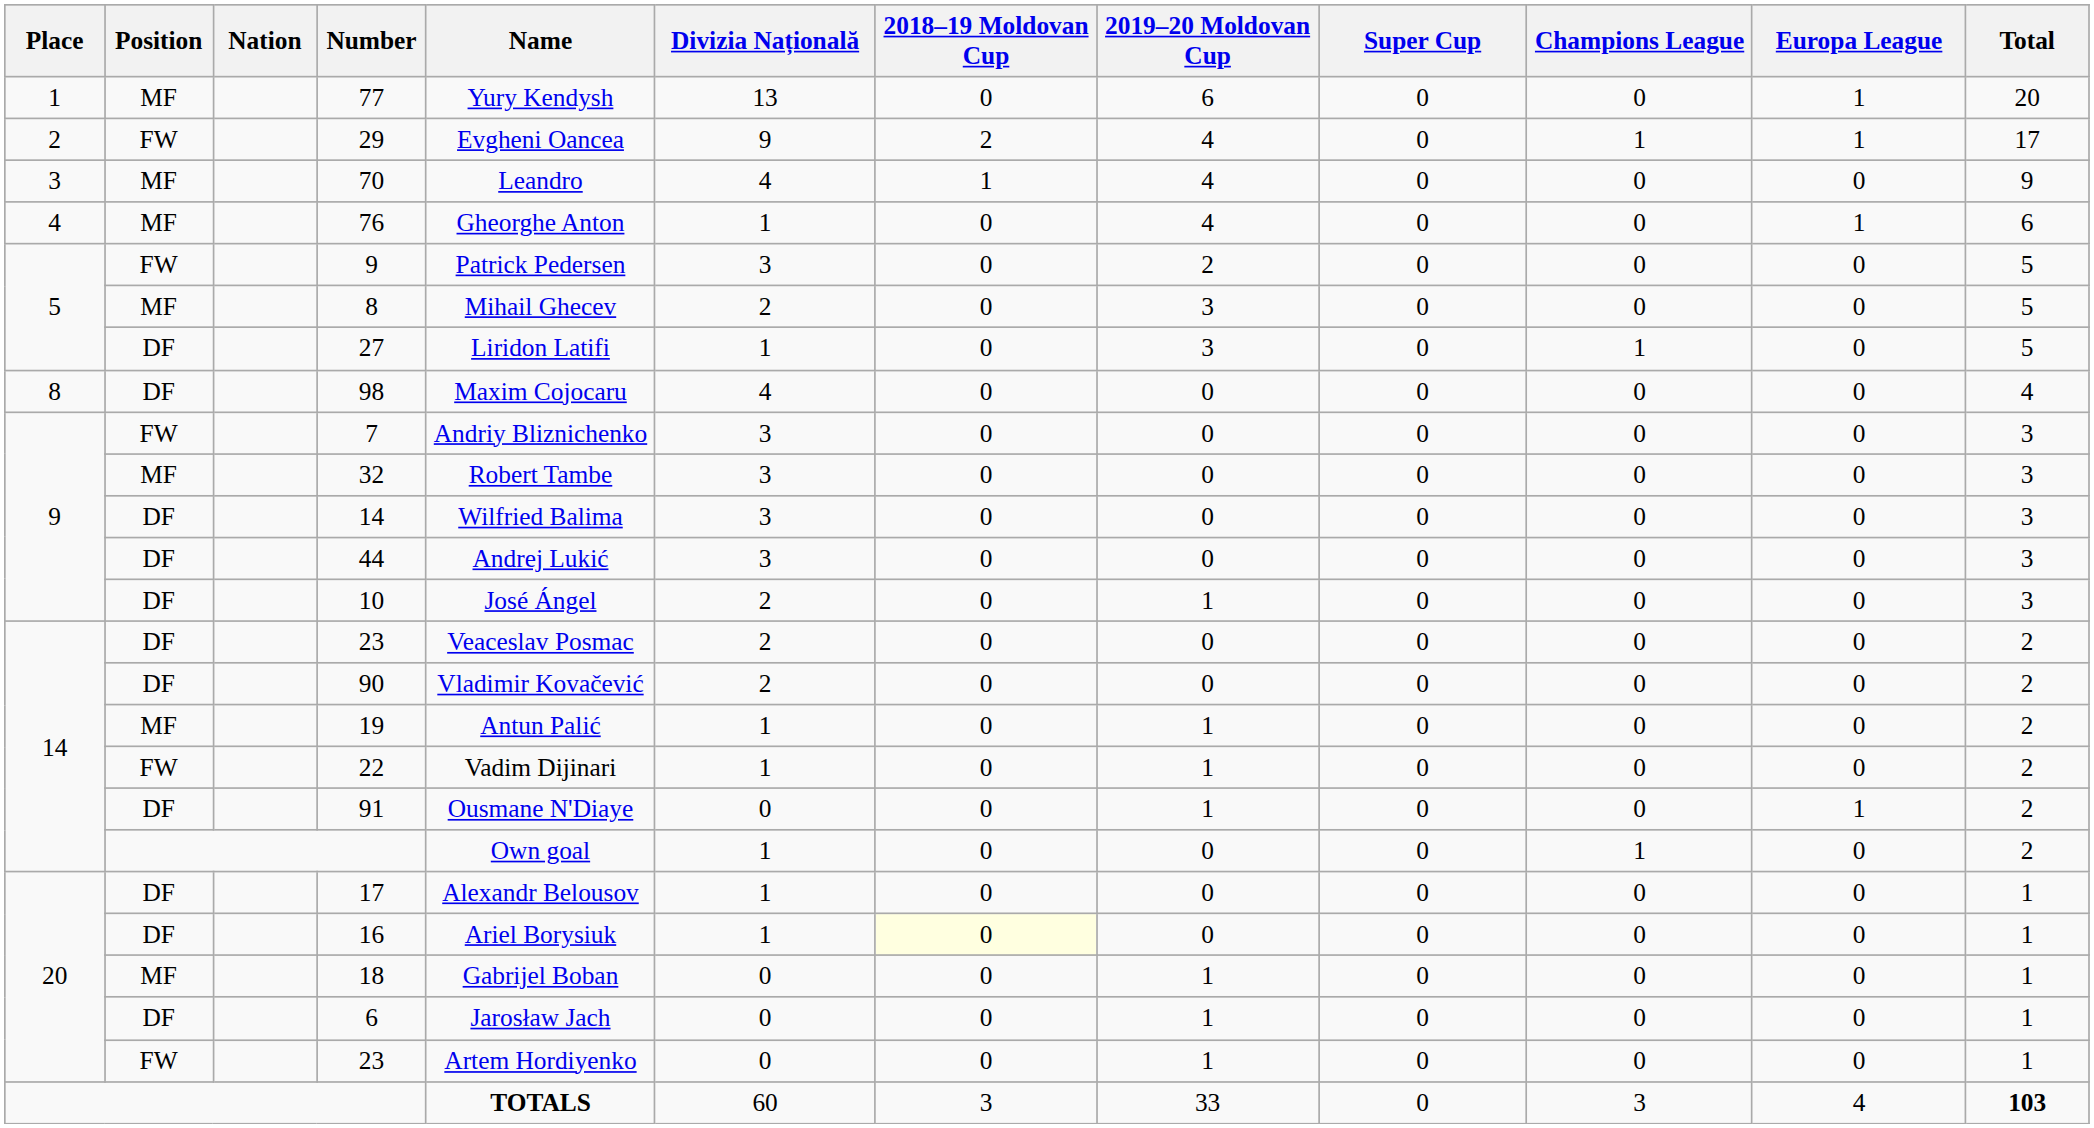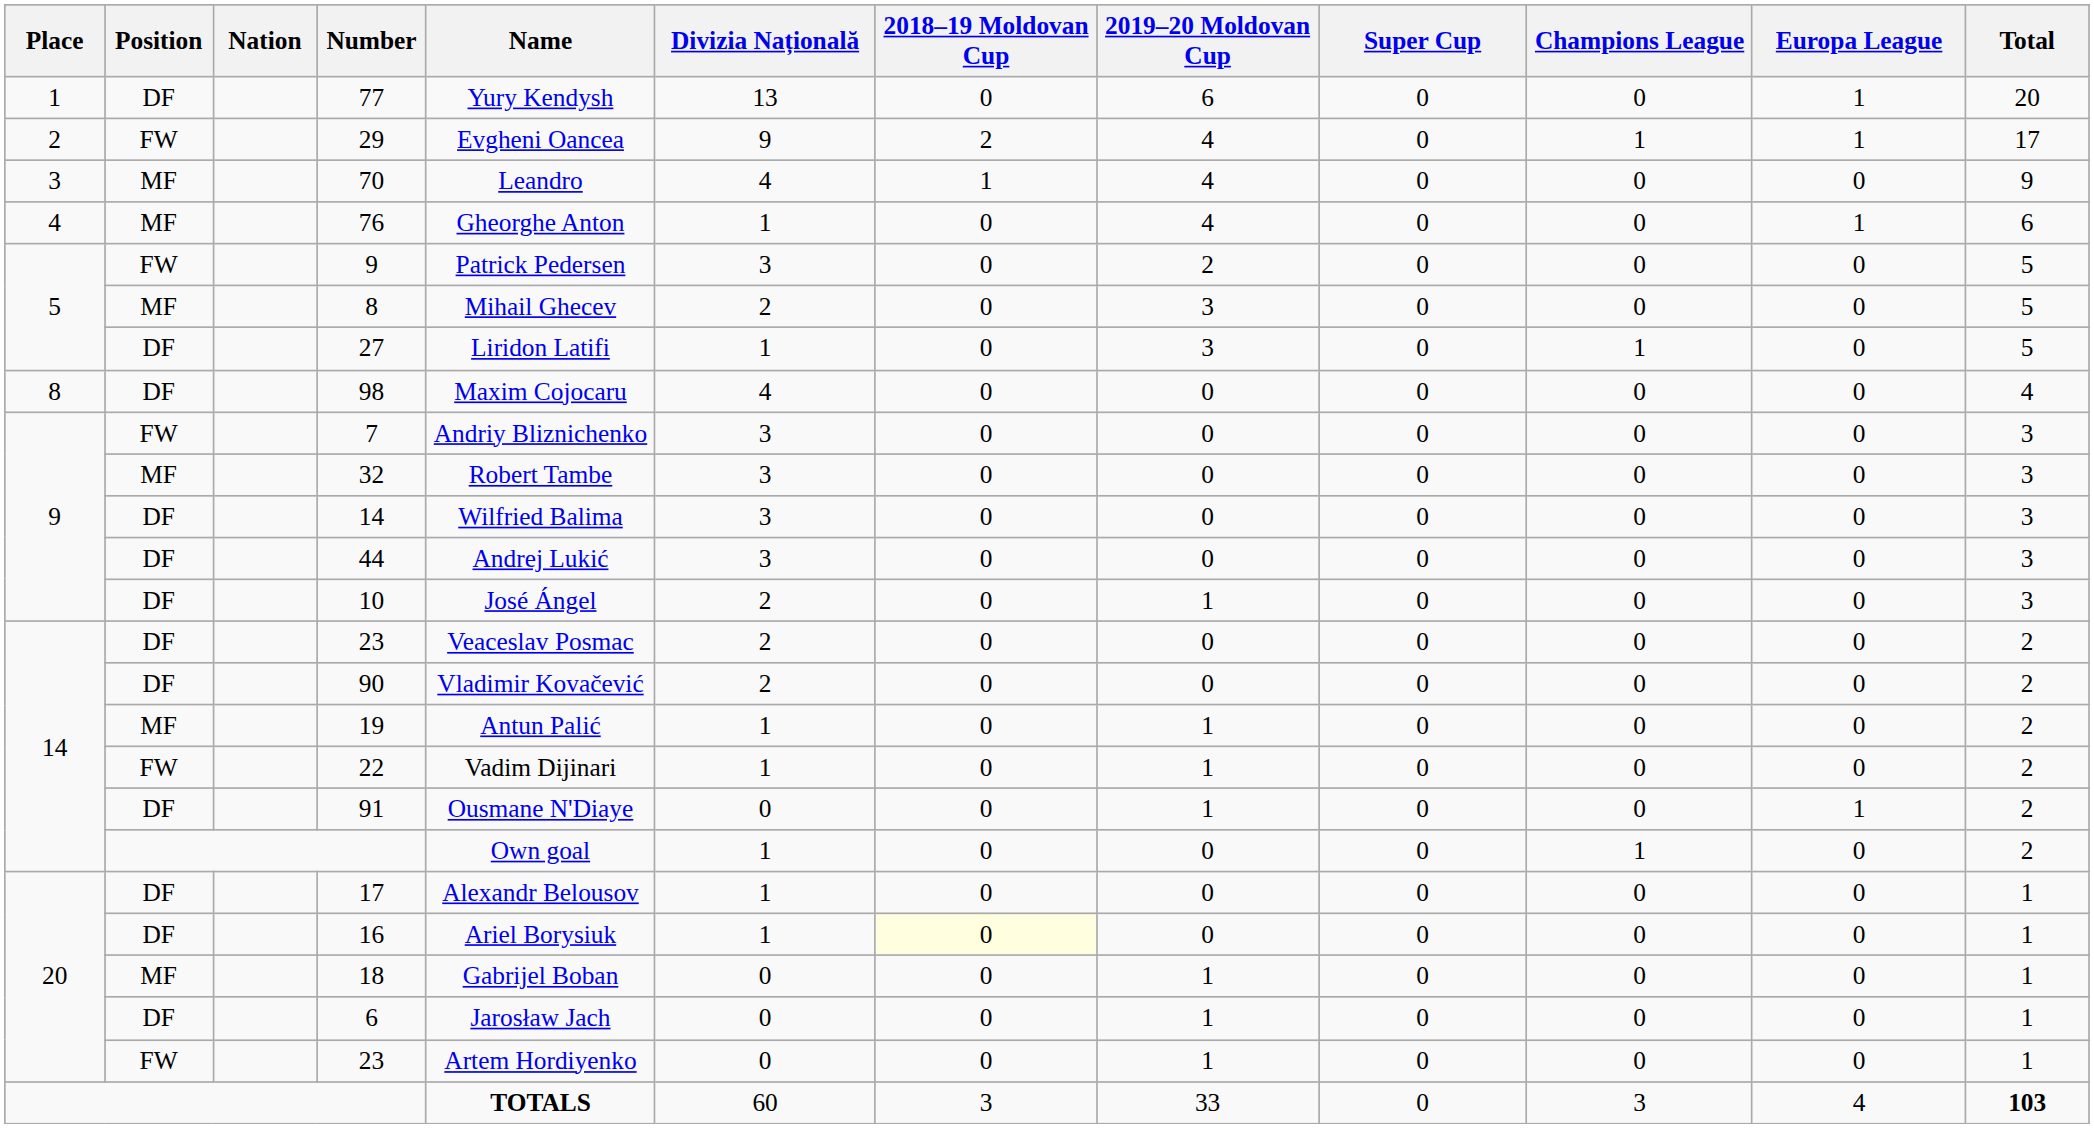(159, 97) MF -> (159, 97) DF
